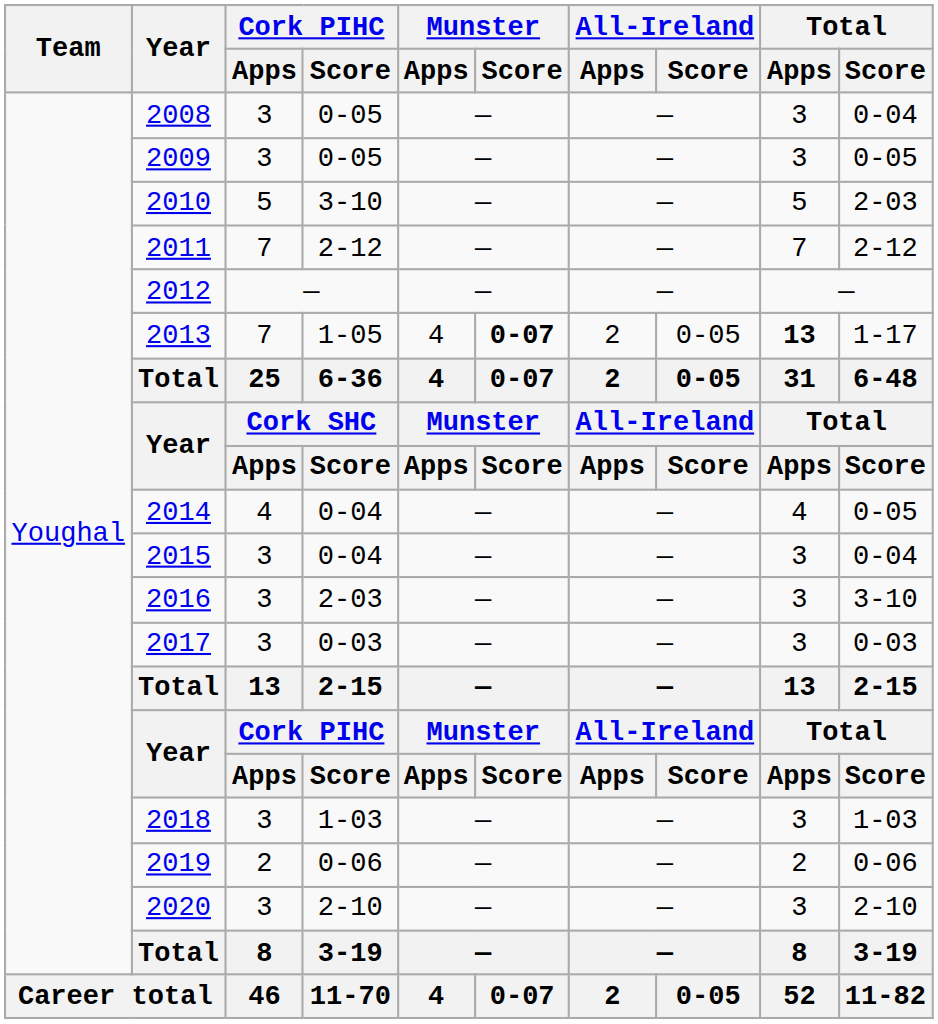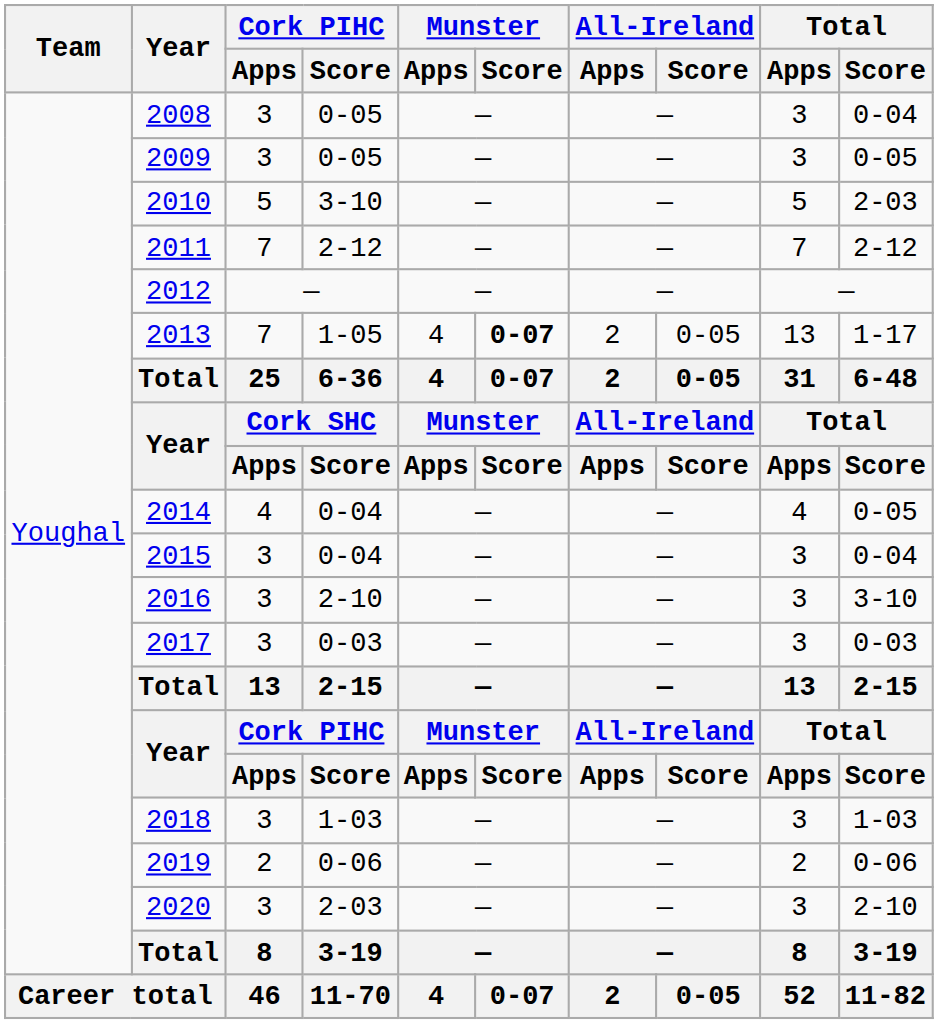(799, 336) bold -> (799, 336) normal
(350, 600) 2-03 -> (350, 600) 2-10
(350, 908) 2-10 -> (350, 908) 2-03
